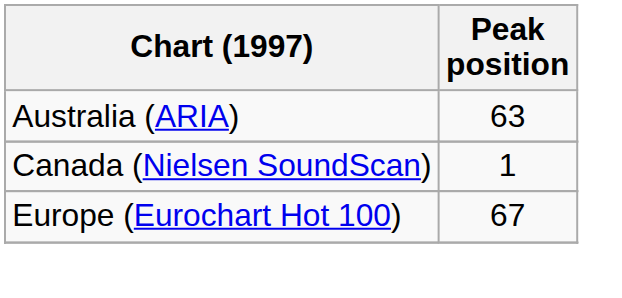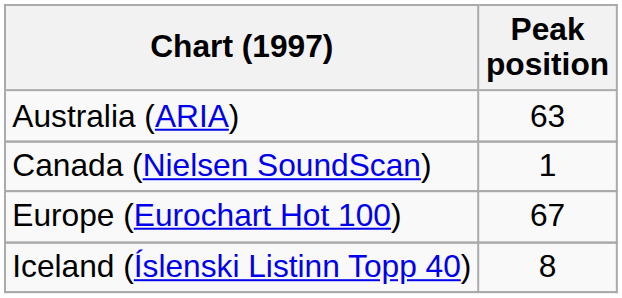+ row: (242, 266)
